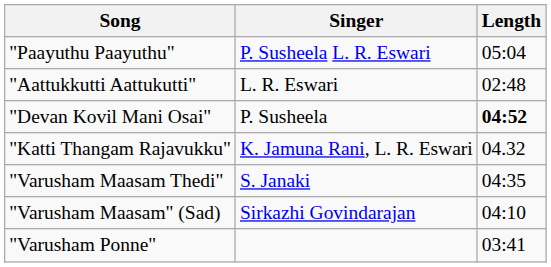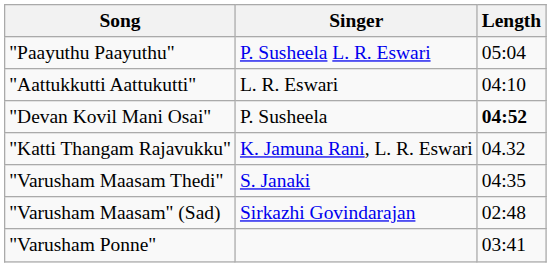(504, 84) 02:48 -> (504, 84) 04:10
(504, 213) 04:10 -> (504, 213) 02:48
